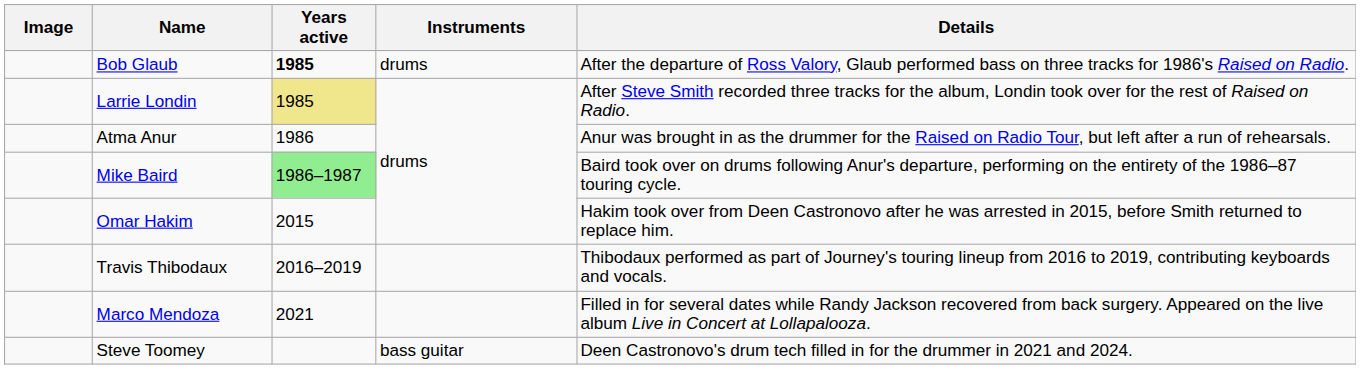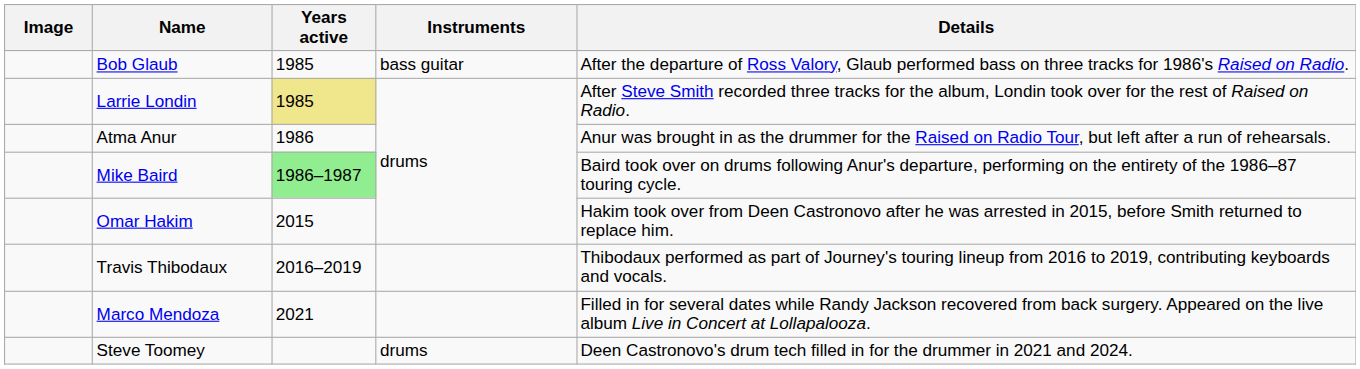(295, 64) bold -> (295, 64) normal
(404, 64) drums -> (422, 64) bass guitar
(422, 350) bass guitar -> (404, 350) drums
